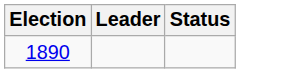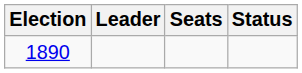+ column: (196, 20)
